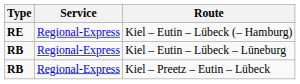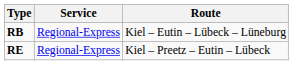- row: (209, 32)
(15, 69) RB -> (15, 50) RE
